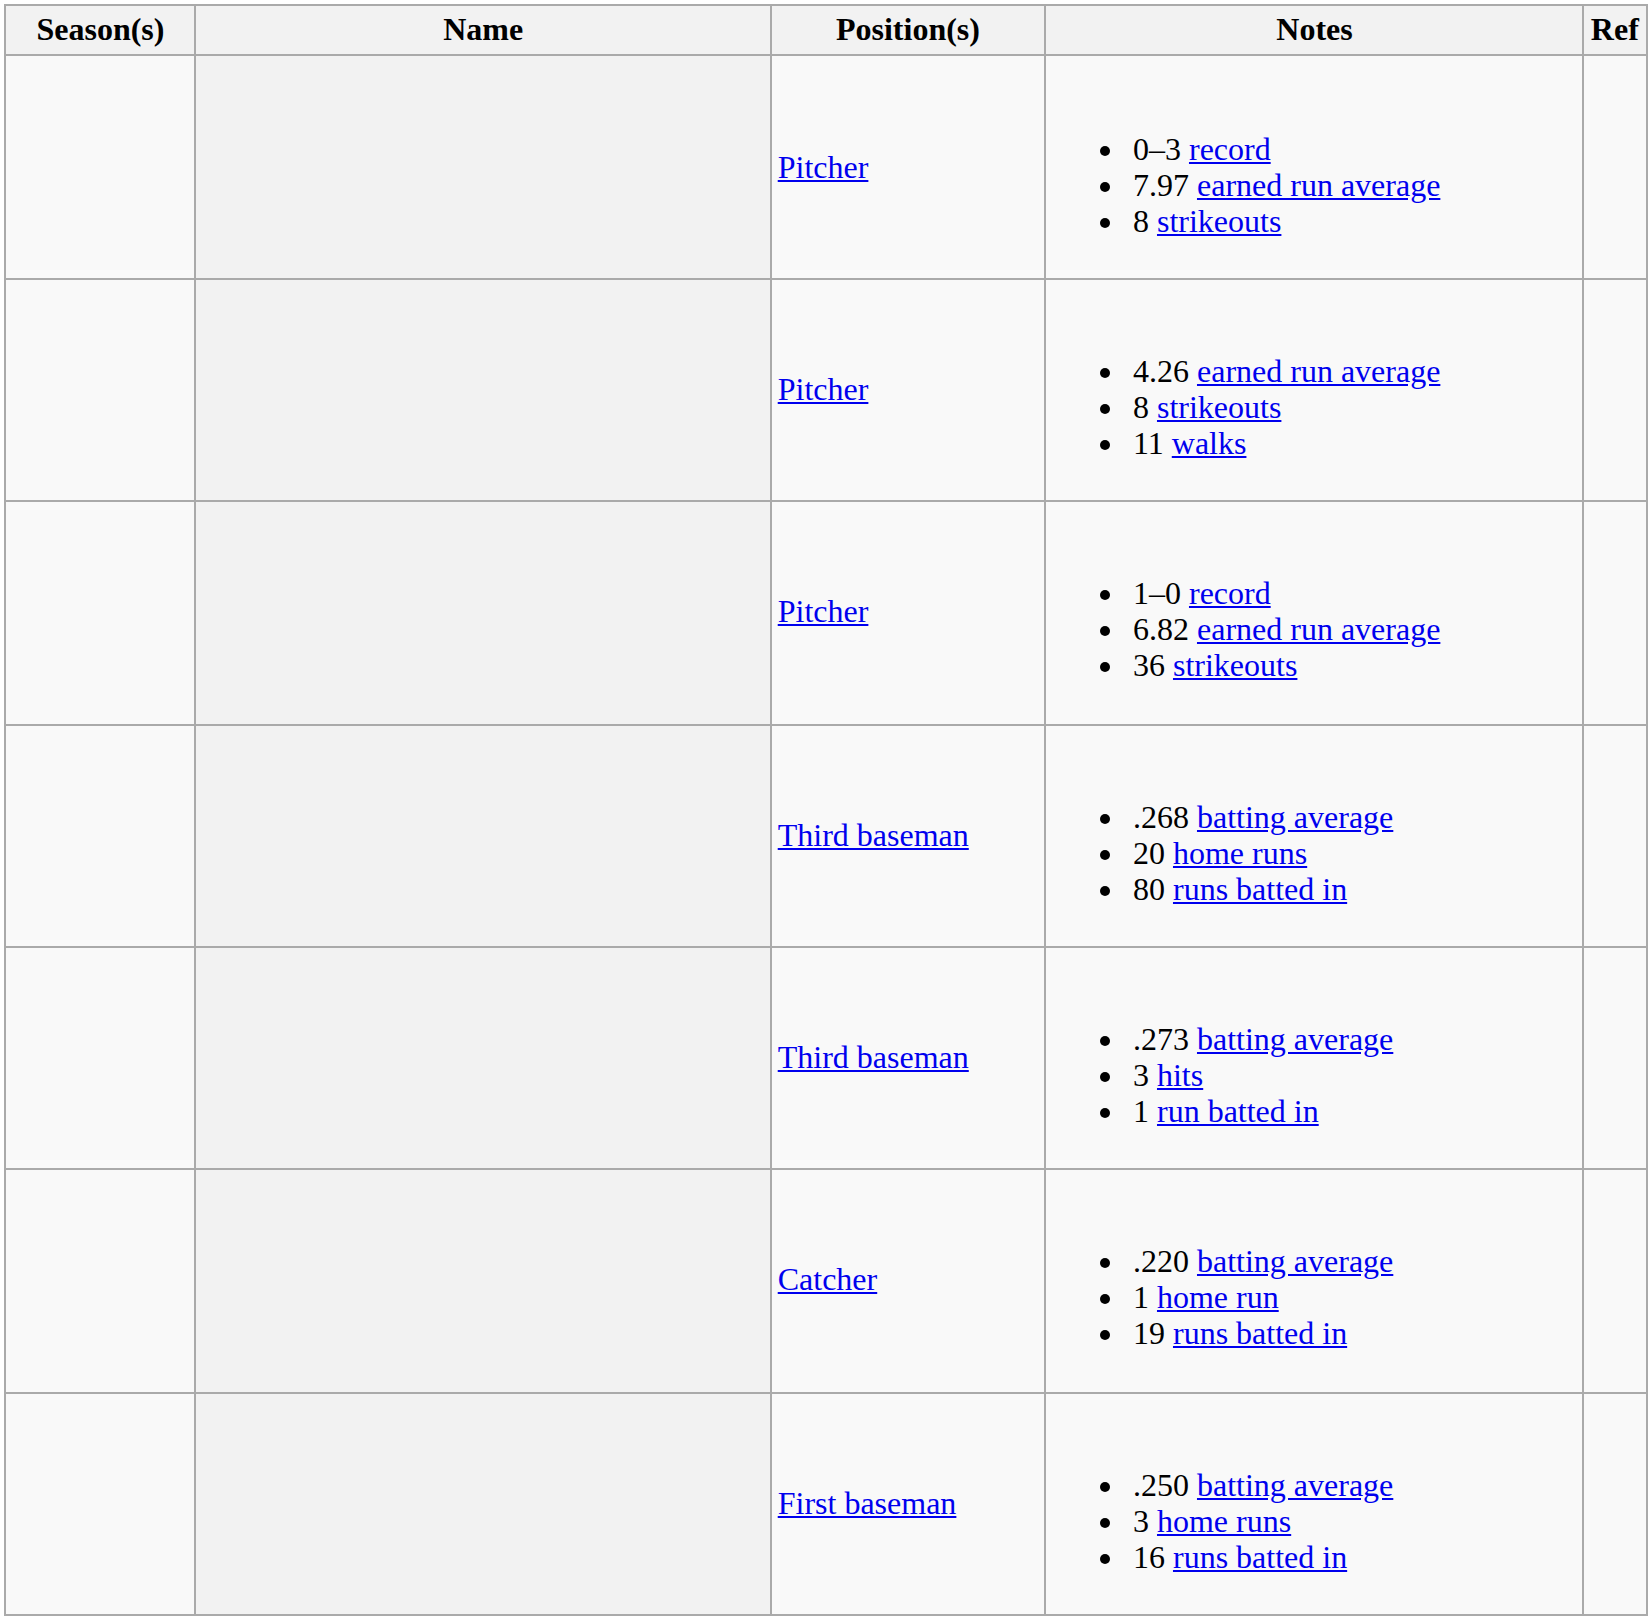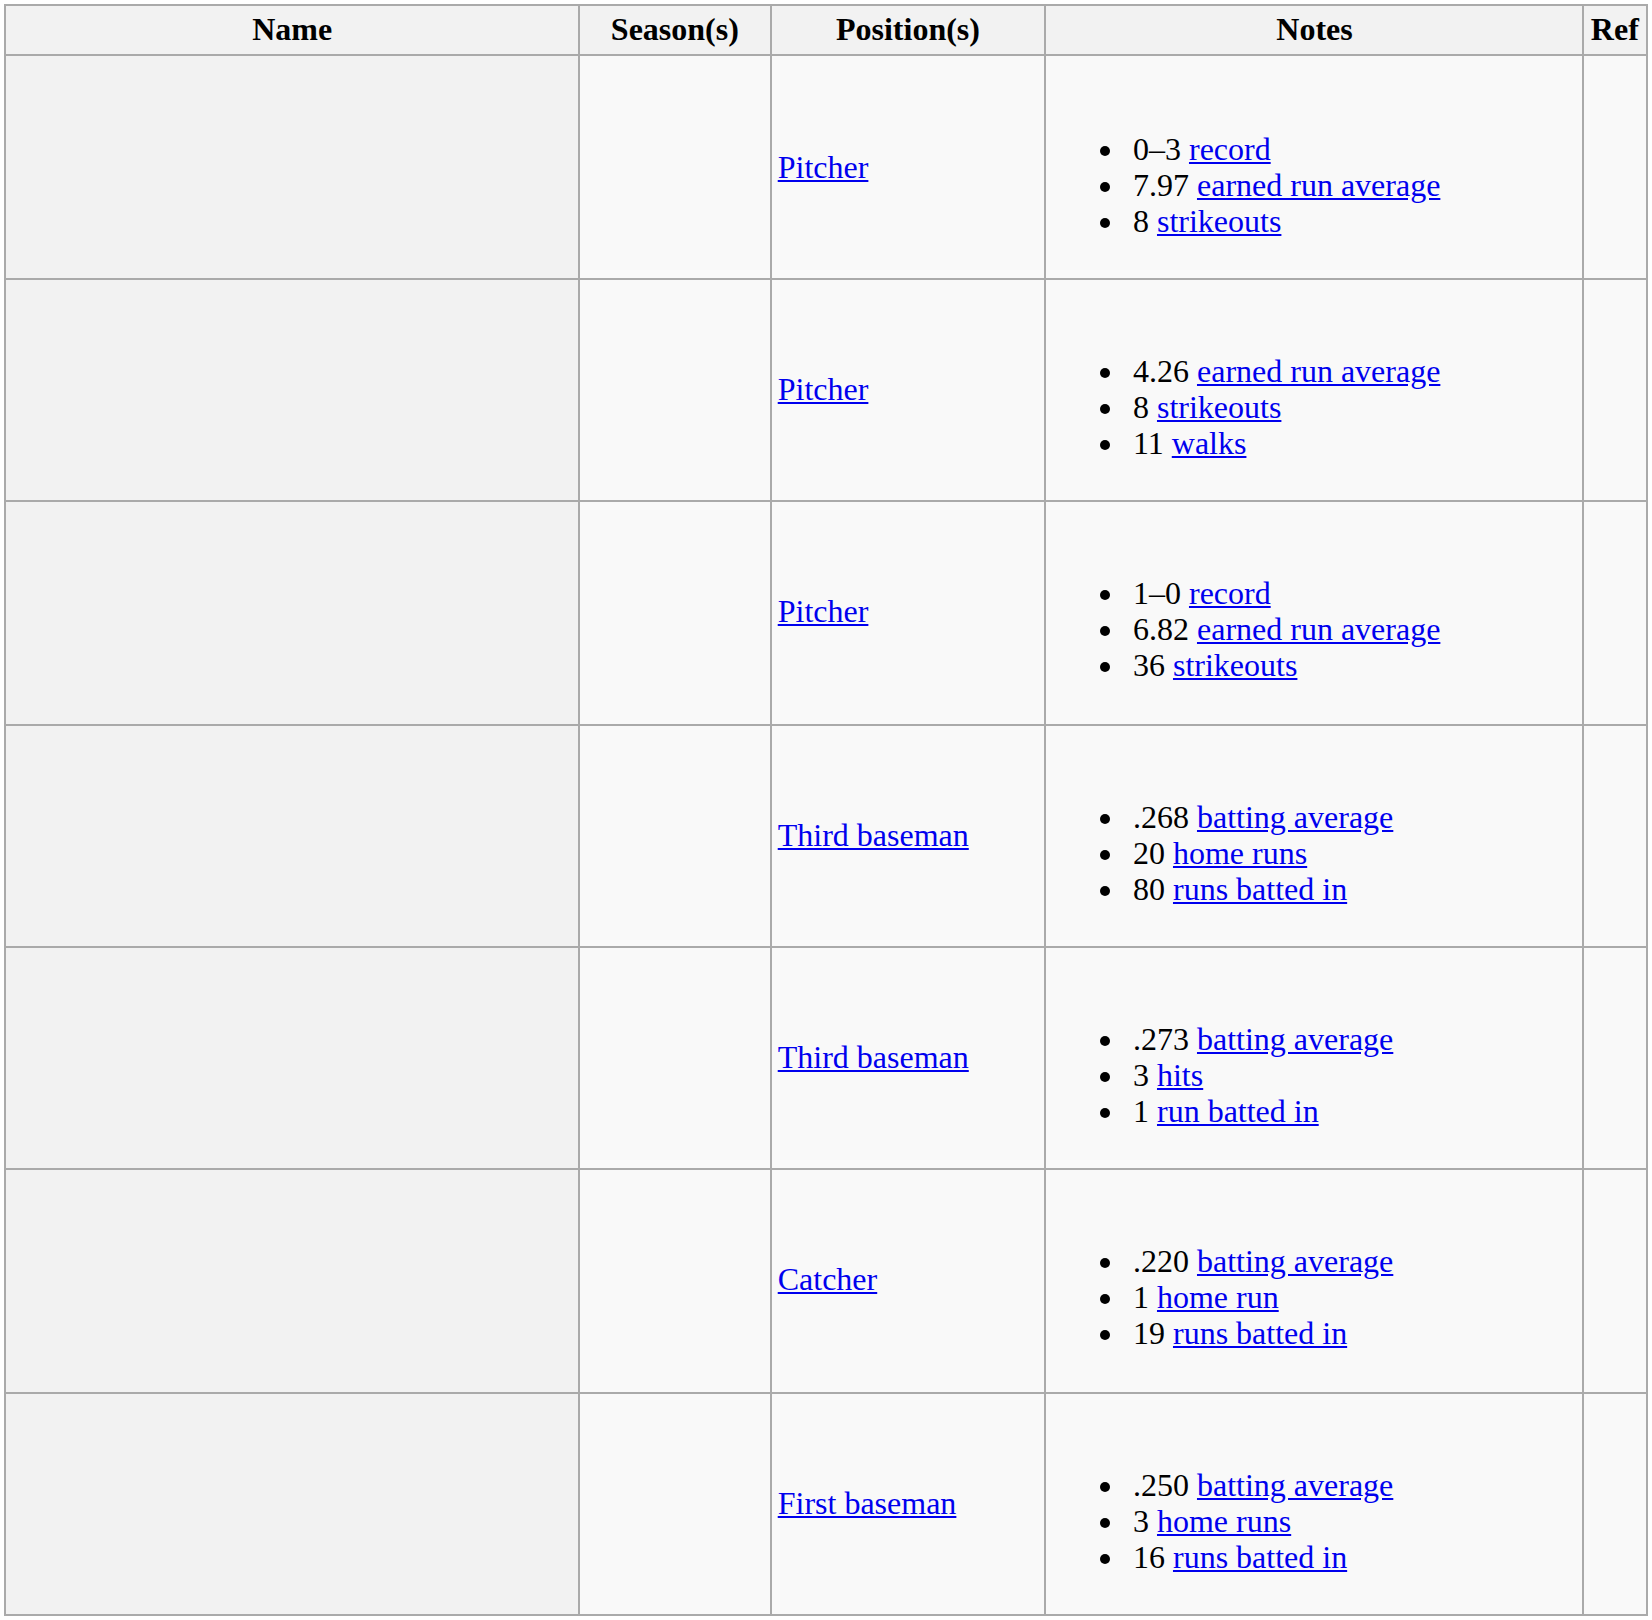columns swapped: (483, 29) <-> (100, 29)
